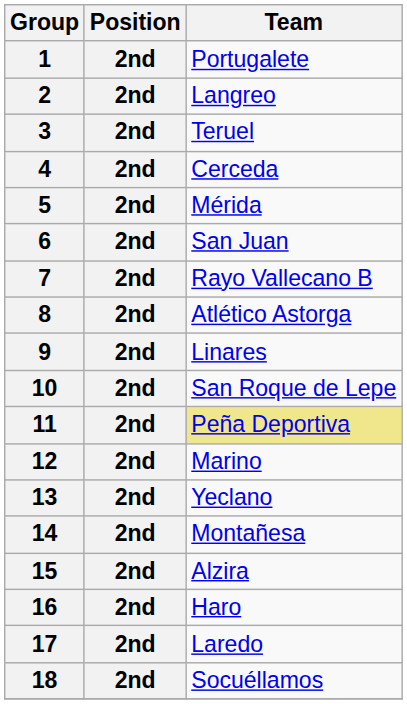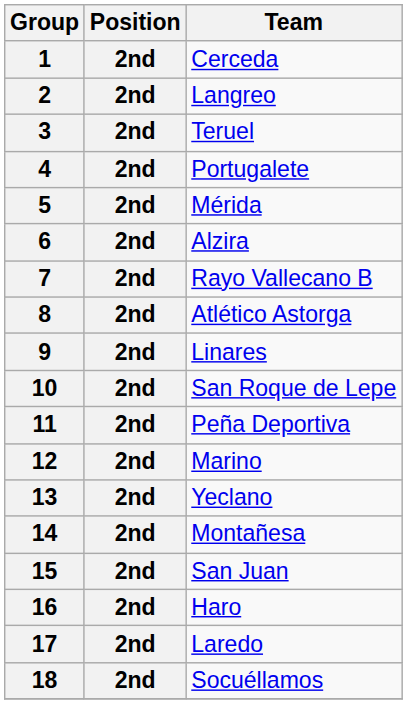(250, 59) Portugalete -> (235, 59) Cerceda
(235, 168) Cerceda -> (250, 168) Portugalete
(240, 242) San Juan -> (220, 242) Alzira
(271, 424) khaki background -> (271, 424) no background
(220, 570) Alzira -> (240, 570) San Juan
